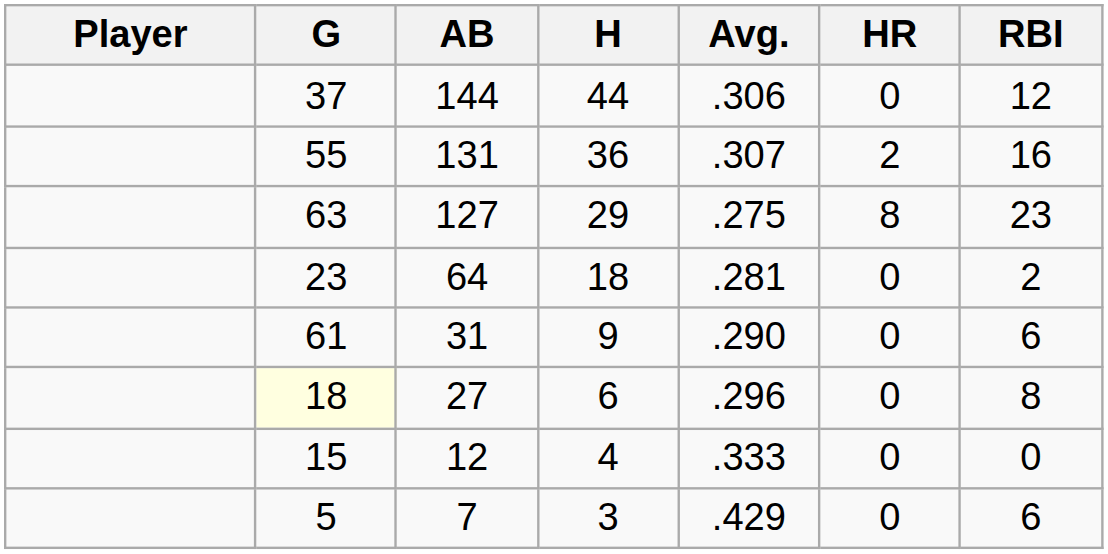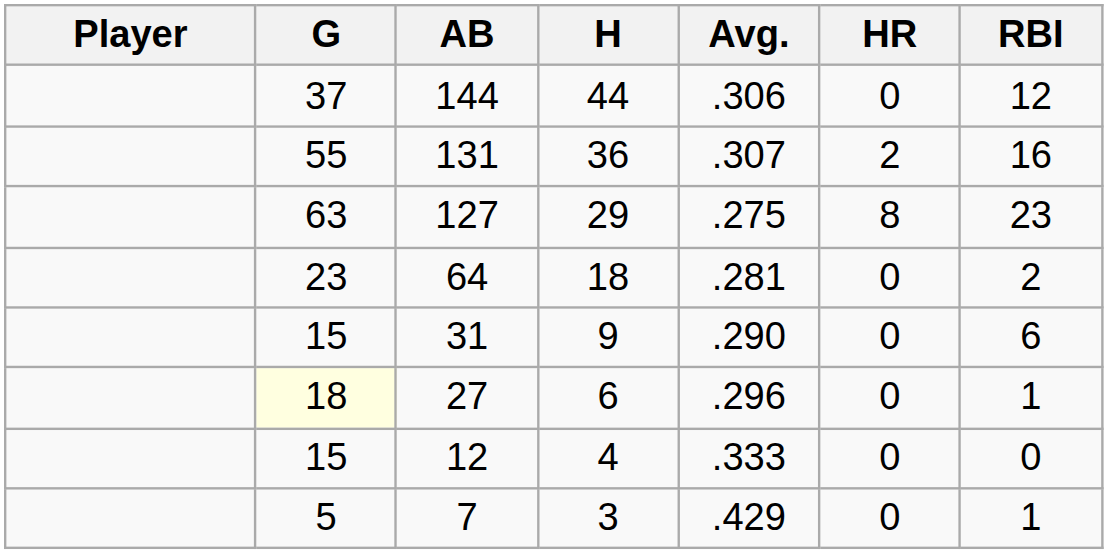(326, 336) 61 -> (326, 336) 15
(1031, 397) 8 -> (1031, 397) 1
(1031, 517) 6 -> (1031, 517) 1
